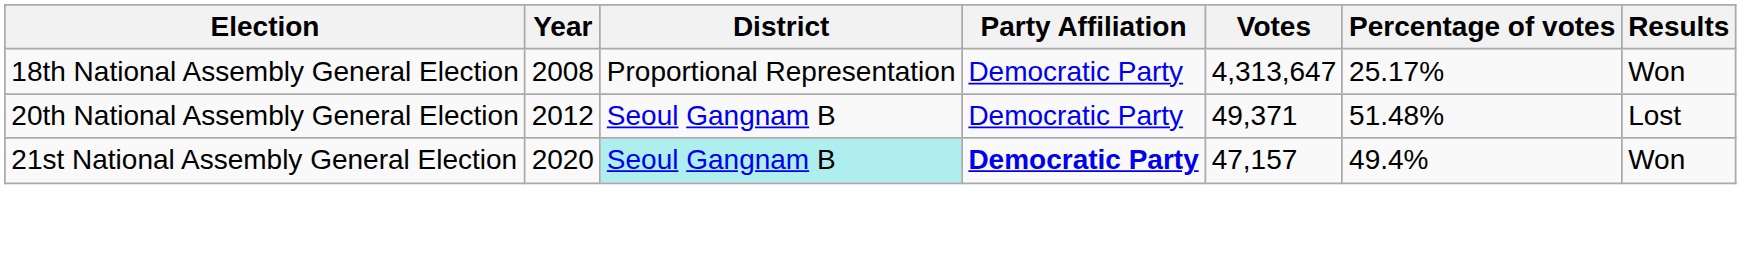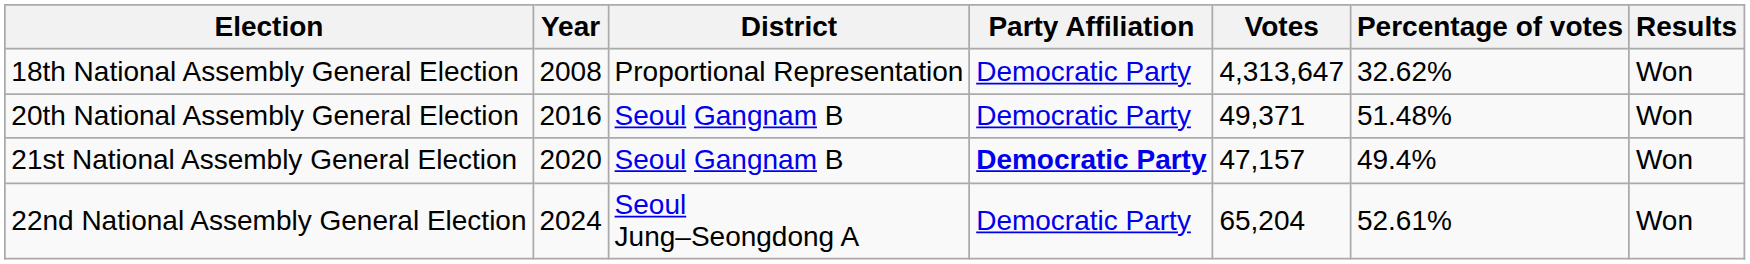(1397, 71) 25.17% -> (1404, 71) 32.62%
(563, 115) 2012 -> (571, 115) 2016
(1655, 115) Lost -> (1664, 115) Won
(721, 159) paleturquoise background -> (729, 159) no background
+ row: (269, 220)
